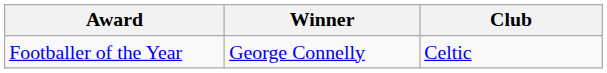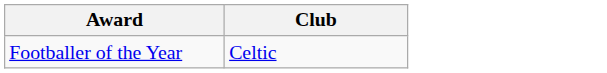- column: (322, 20)
